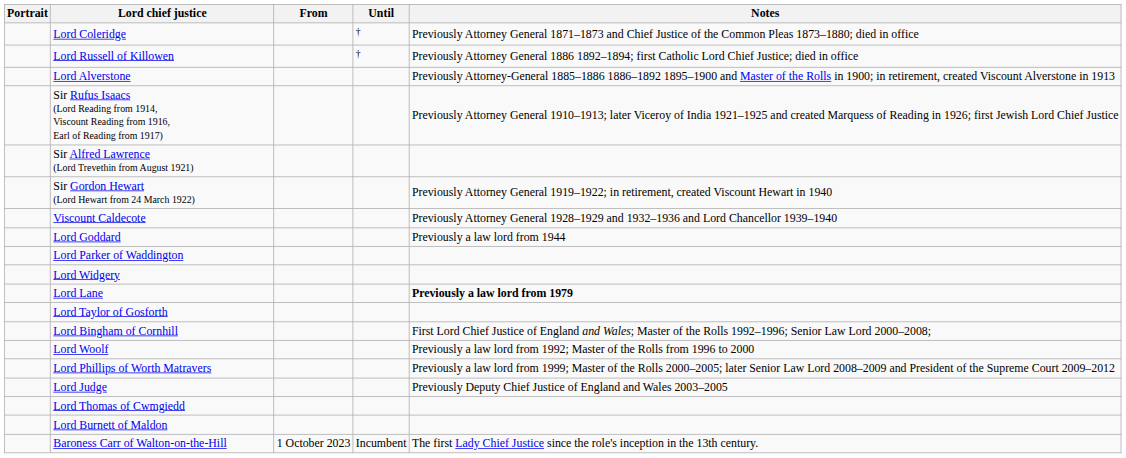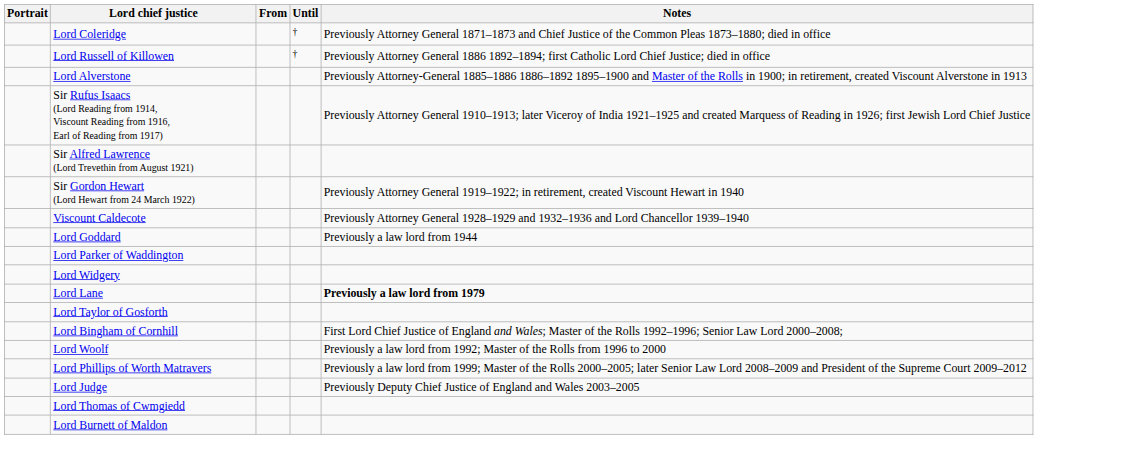- row: (140, 443)
